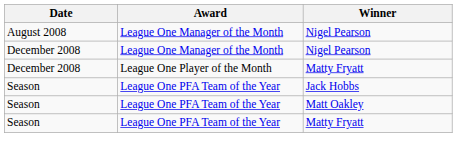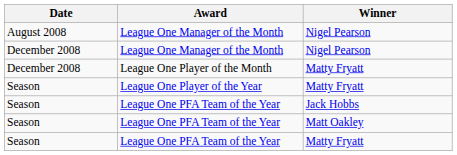+ row: (191, 86)
